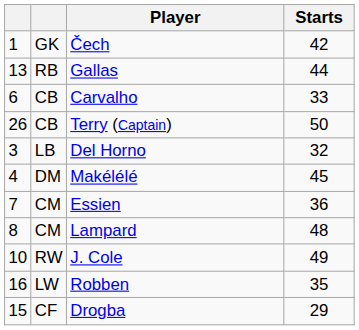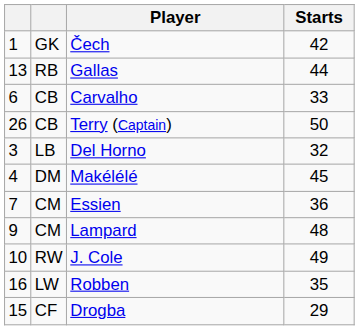(13, 230) 8 -> (13, 230) 9
